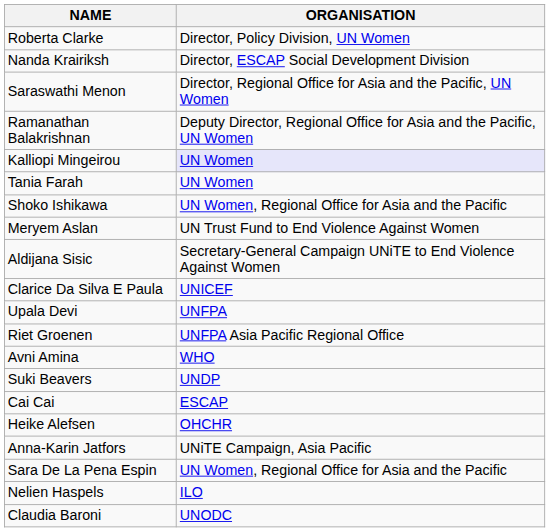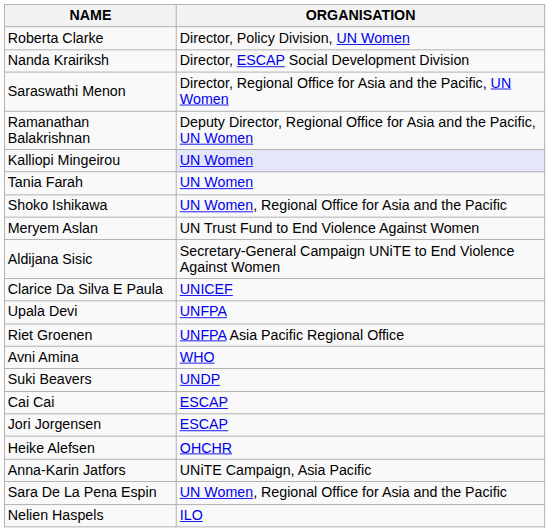+ row: (54, 425)
- row: (54, 515)
